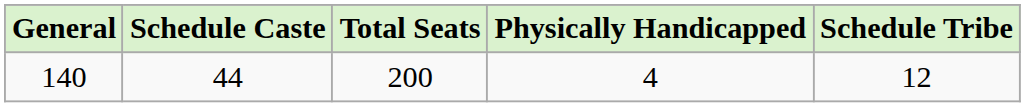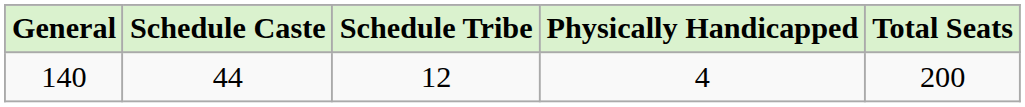columns swapped: (917, 28) <-> (410, 28)
